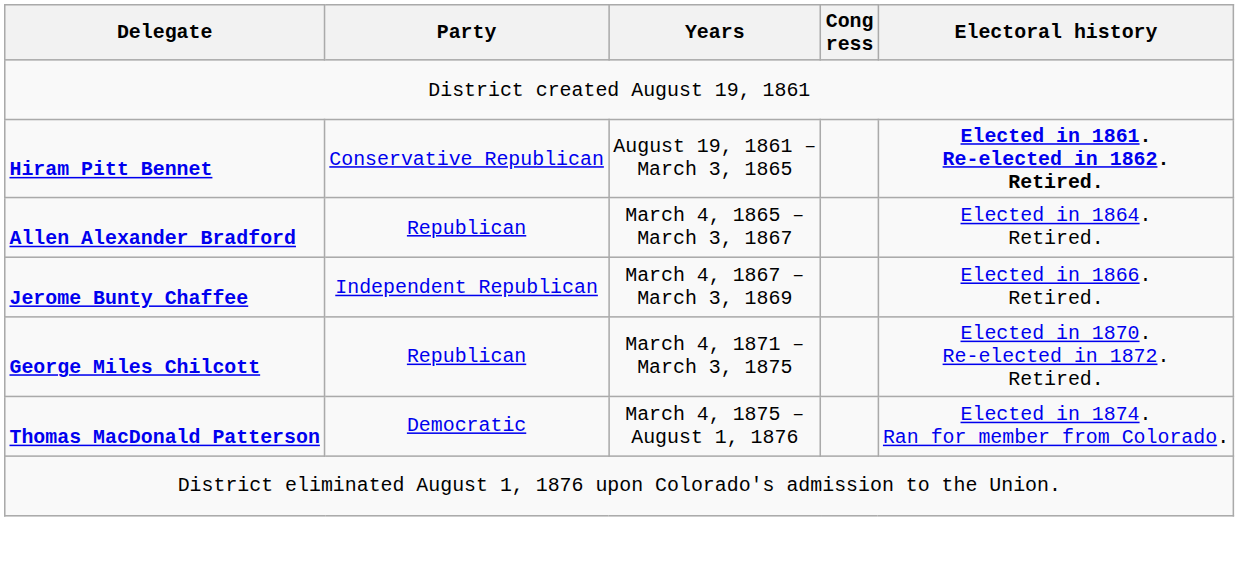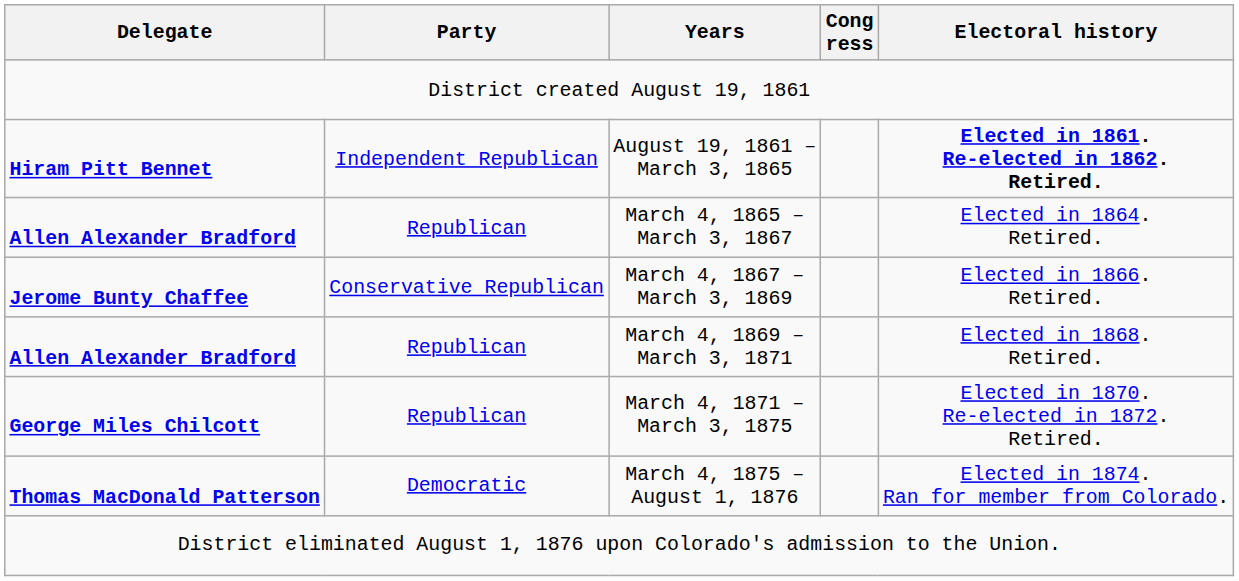(467, 159) Conservative Republican -> (467, 159) Independent Republican
(467, 288) Independent Republican -> (467, 288) Conservative Republican
+ row: (715, 347)
